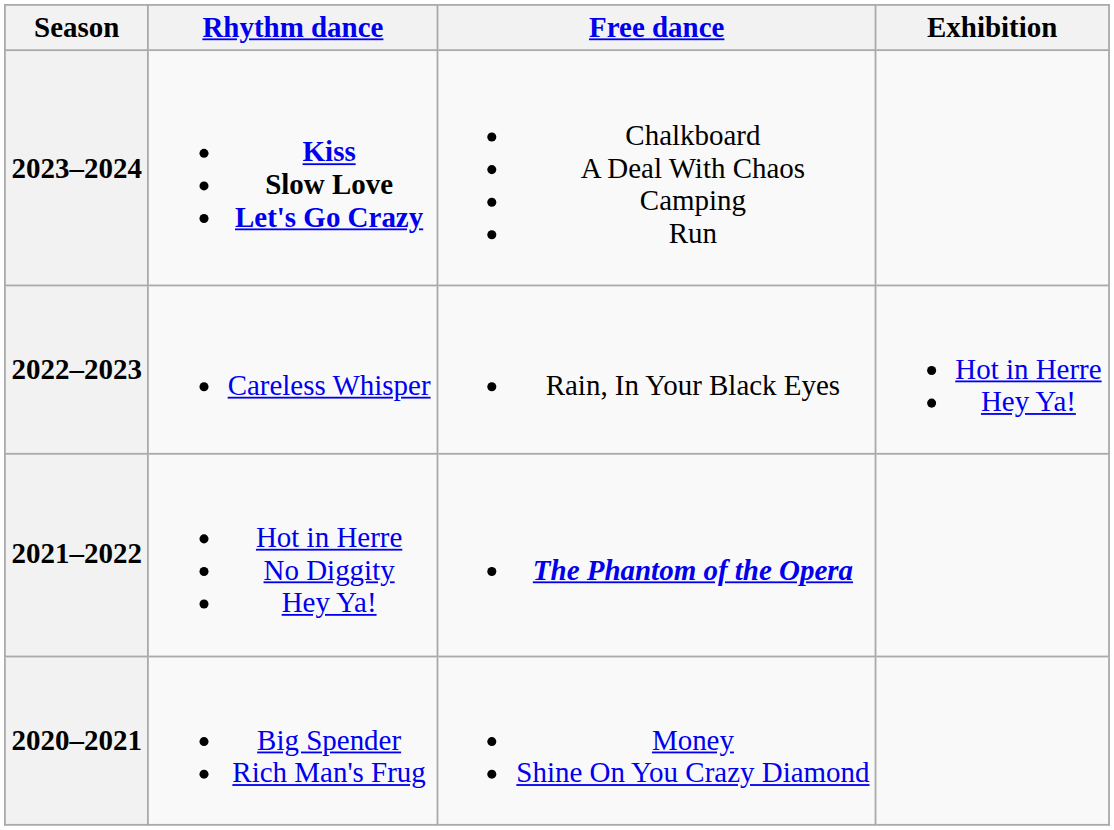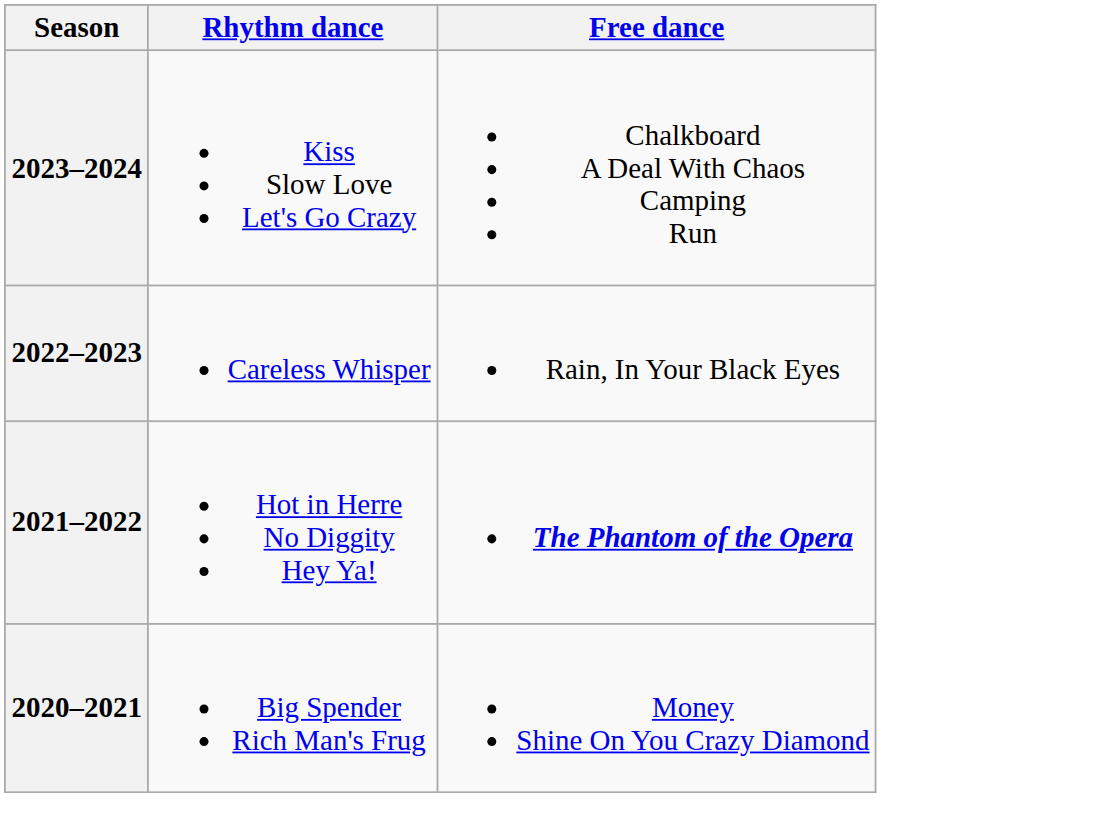- column: (992, 27)
(293, 184) bold -> (293, 184) normal
